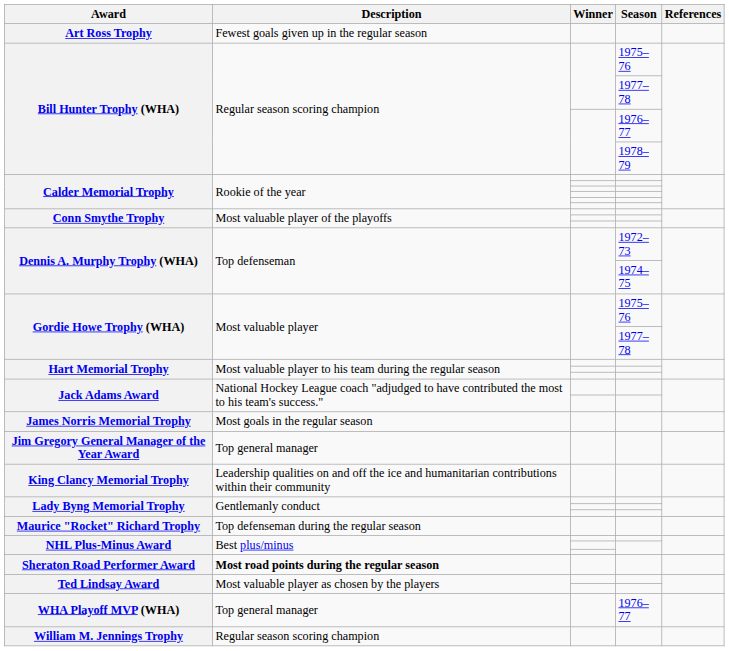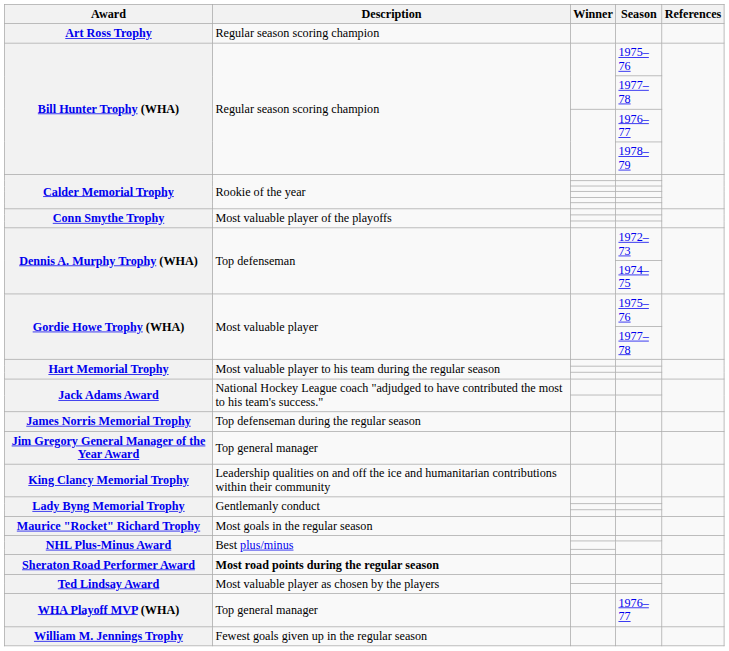(321, 33) Fewest goals given up in the regular season -> (297, 33) Regular season scoring champion
(294, 421) Most goals in the regular season -> (318, 421) Top defenseman during the regular season
(318, 526) Top defenseman during the regular season -> (294, 526) Most goals in the regular season
(297, 636) Regular season scoring champion -> (321, 636) Fewest goals given up in the regular season
